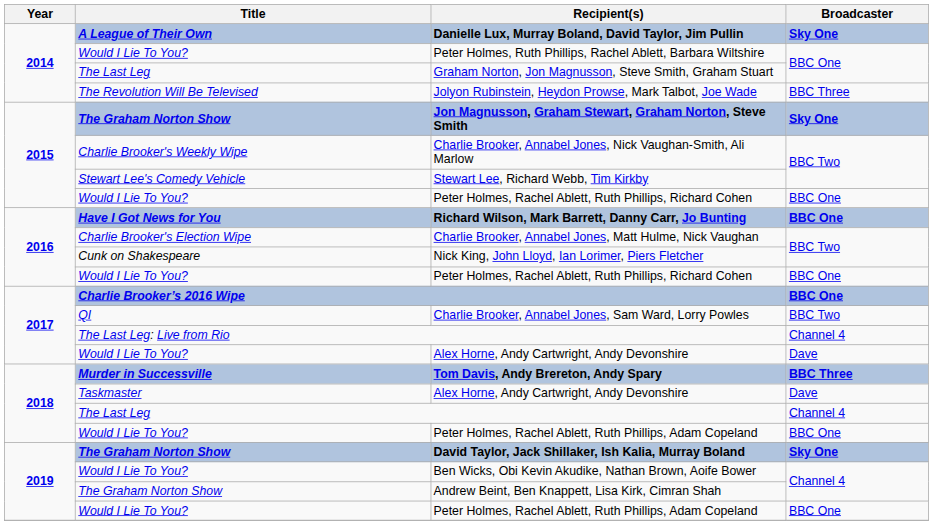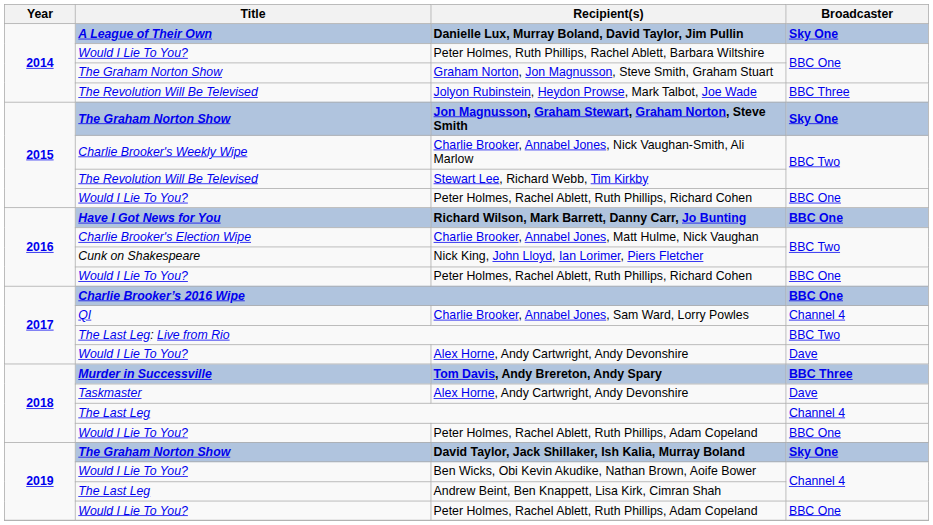(114, 72) The Last Leg -> (150, 72) The Graham Norton Show
(162, 178) Stewart Lee's Comedy Vehicle -> (168, 178) The Revolution Will Be Televised
(814, 315) BBC Two -> (817, 315) Channel 4
(817, 335) Channel 4 -> (814, 335) BBC Two
(150, 491) The Graham Norton Show -> (114, 491) The Last Leg
